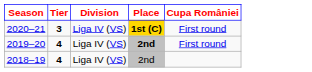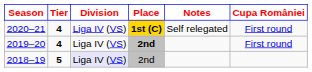+ column: (197, 13)
(59, 28) 3 -> (59, 28) 4
(59, 60) 4 -> (59, 60) 5
(99, 60) no background -> (99, 60) lavender background
